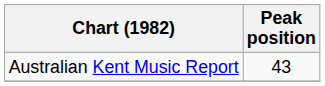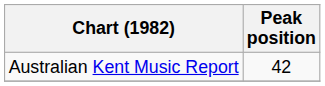(281, 66) 43 -> (281, 66) 42
